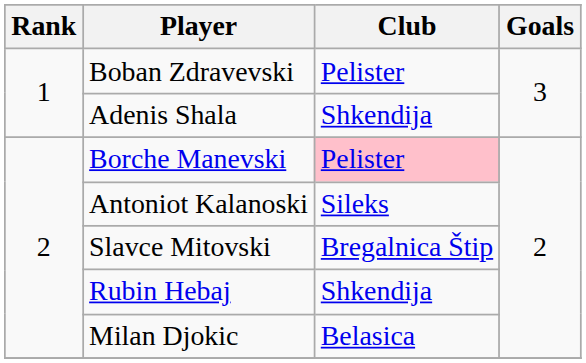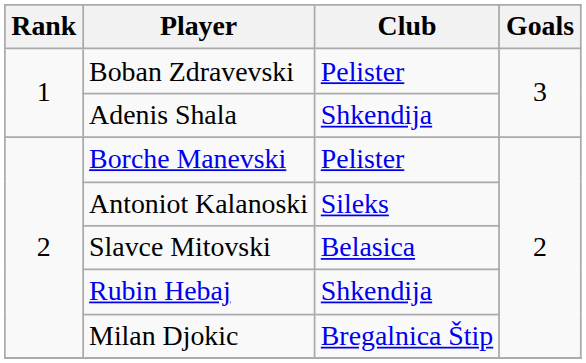(363, 159) pink background -> (363, 159) no background
(407, 247) Bregalnica Štip -> (368, 247) Belasica
(368, 335) Belasica -> (407, 335) Bregalnica Štip
